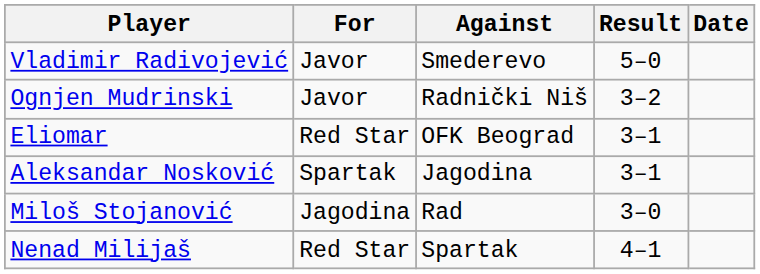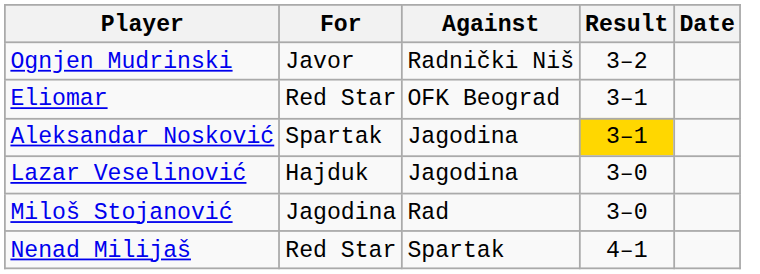- row: (149, 61)
(641, 175) no background -> (627, 137) gold background
+ row: (128, 175)
